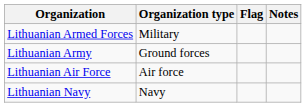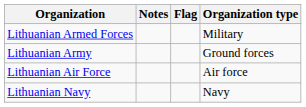columns swapped: (187, 14) <-> (284, 14)
